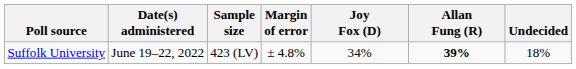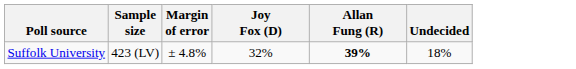- column: (158, 23)
(360, 52) 34% -> (261, 52) 32%
